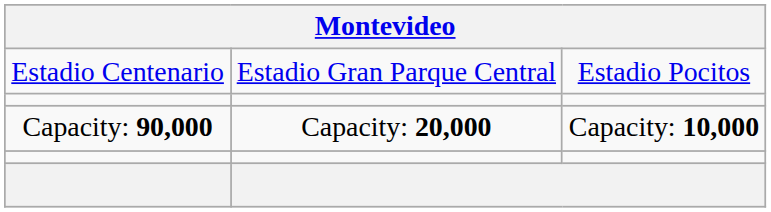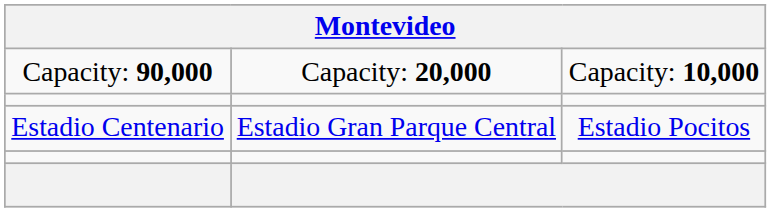rows swapped: (118, 70) <-> (118, 127)
